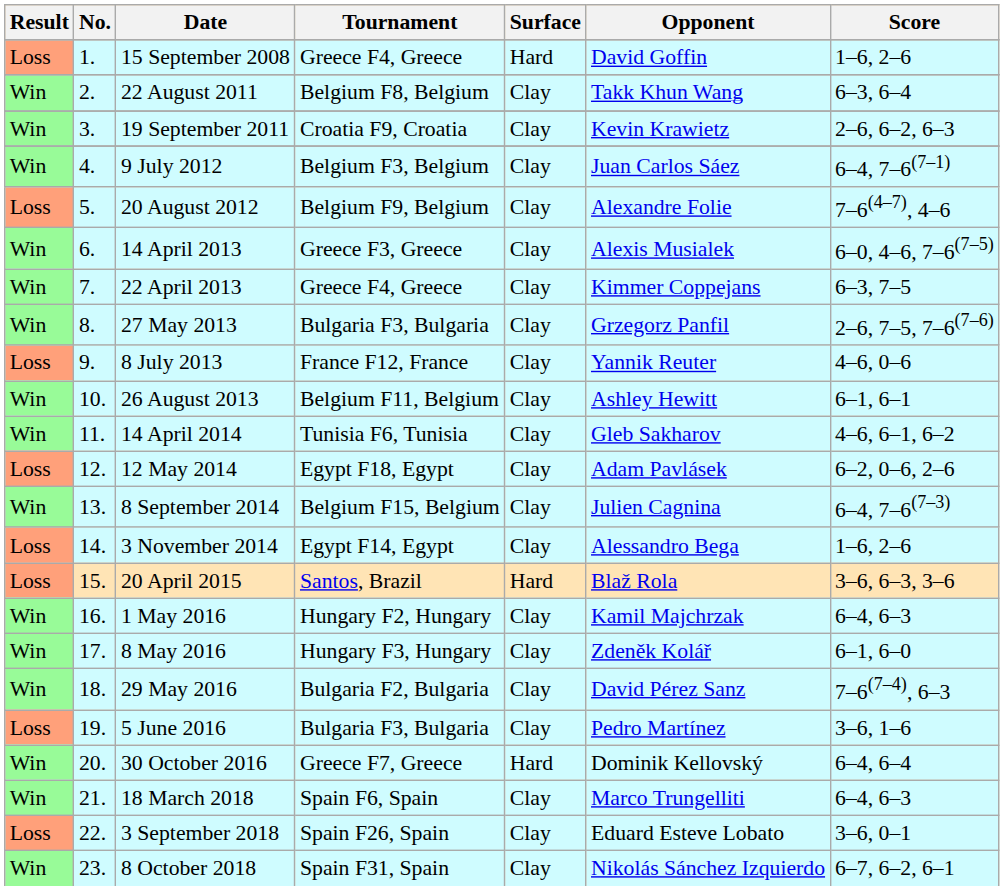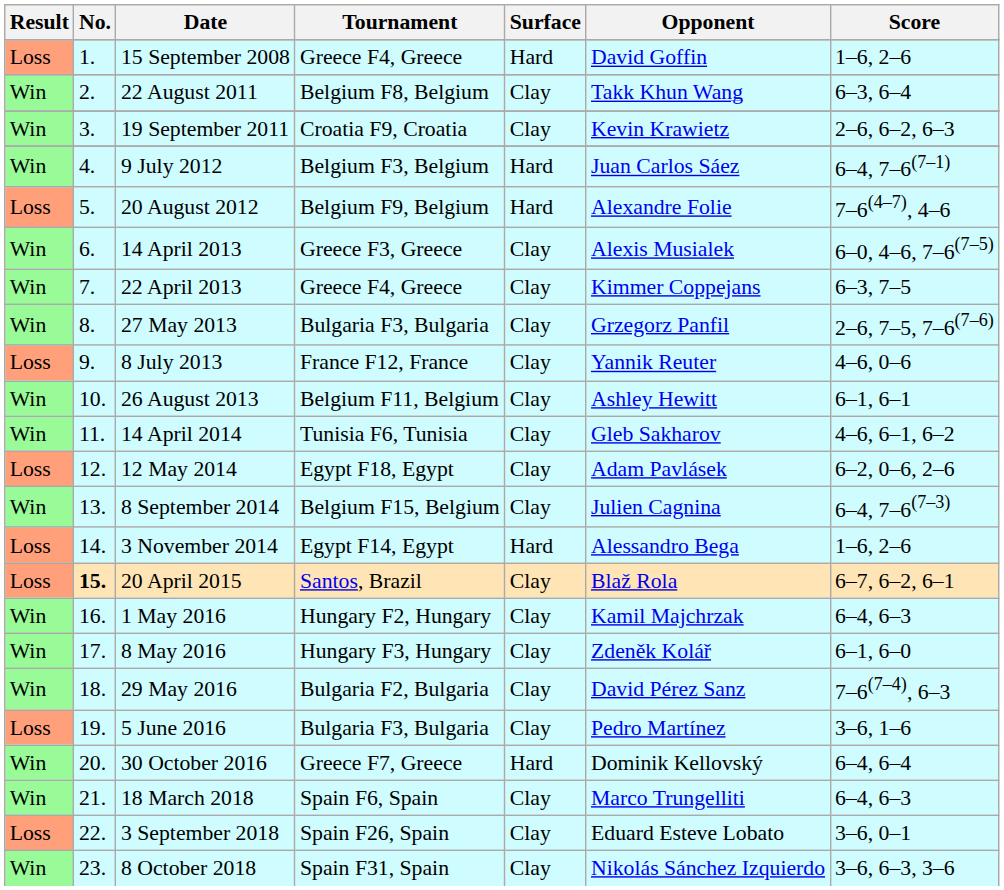(530, 165) Clay -> (531, 165) Hard
(530, 206) Clay -> (531, 206) Hard
(530, 544) Clay -> (531, 544) Hard
(93, 579) normal -> (93, 579) bold
(531, 579) Hard -> (530, 579) Clay
(895, 579) 3–6, 6–3, 3–6 -> (895, 579) 6–7, 6–2, 6–1
(895, 867) 6–7, 6–2, 6–1 -> (895, 867) 3–6, 6–3, 3–6
